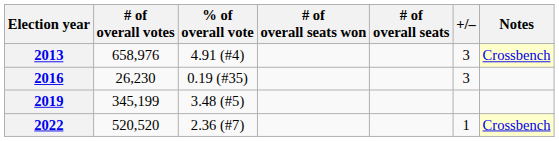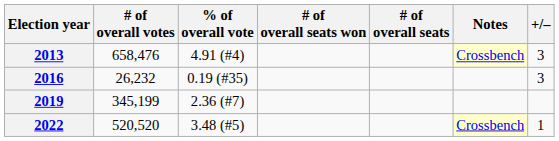columns swapped: (466, 24) <-> (517, 24)
(136, 55) 658,976 -> (136, 55) 658,476
(136, 78) 26,230 -> (136, 78) 26,232
(218, 101) 3.48 (#5) -> (218, 101) 2.36 (#7)
(218, 124) 2.36 (#7) -> (218, 124) 3.48 (#5)
